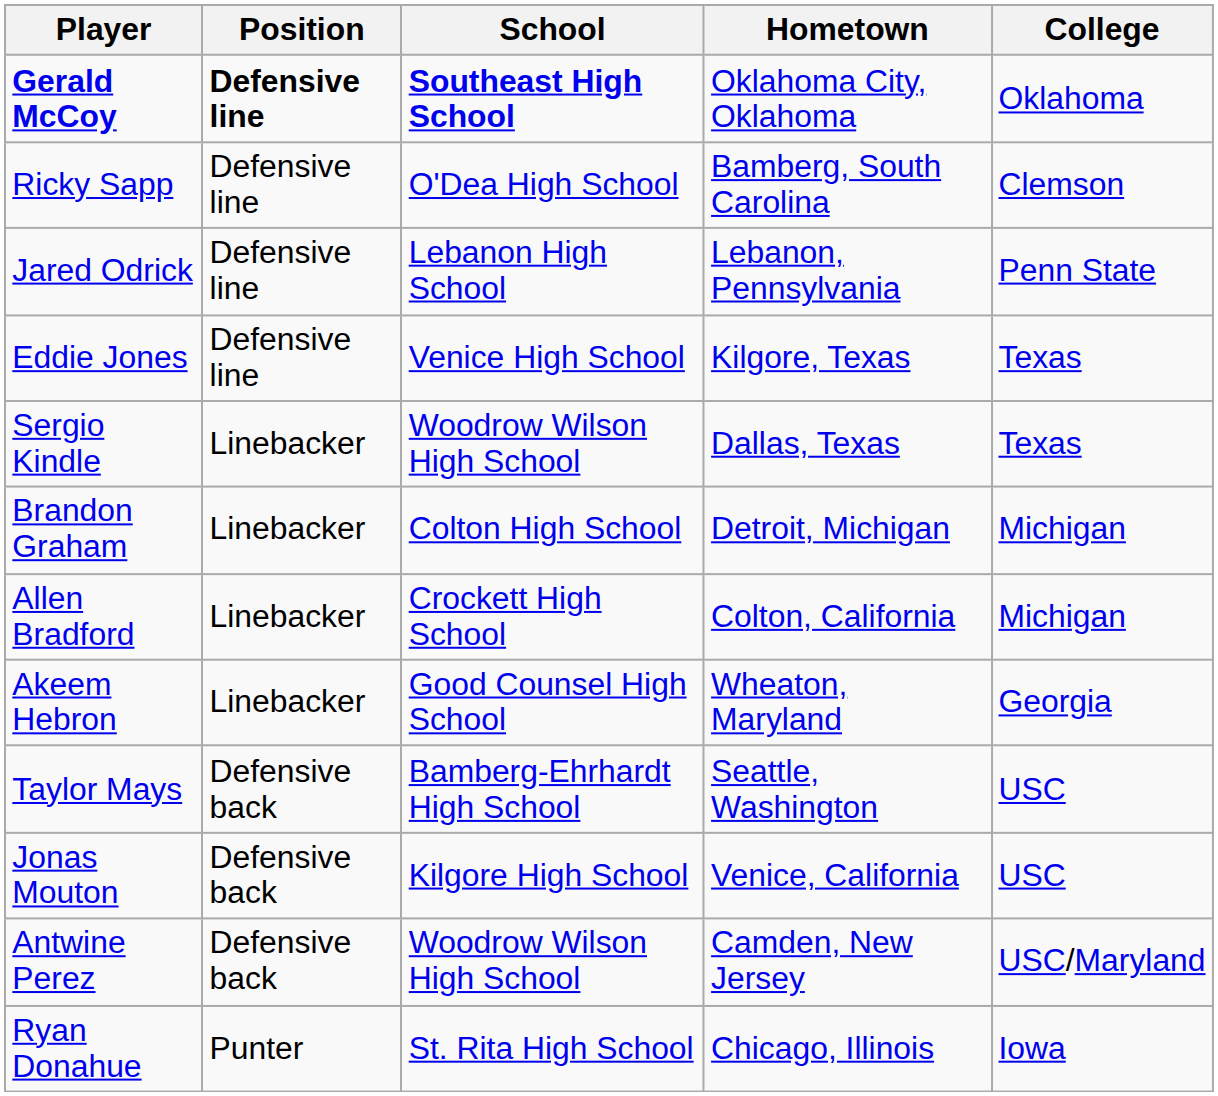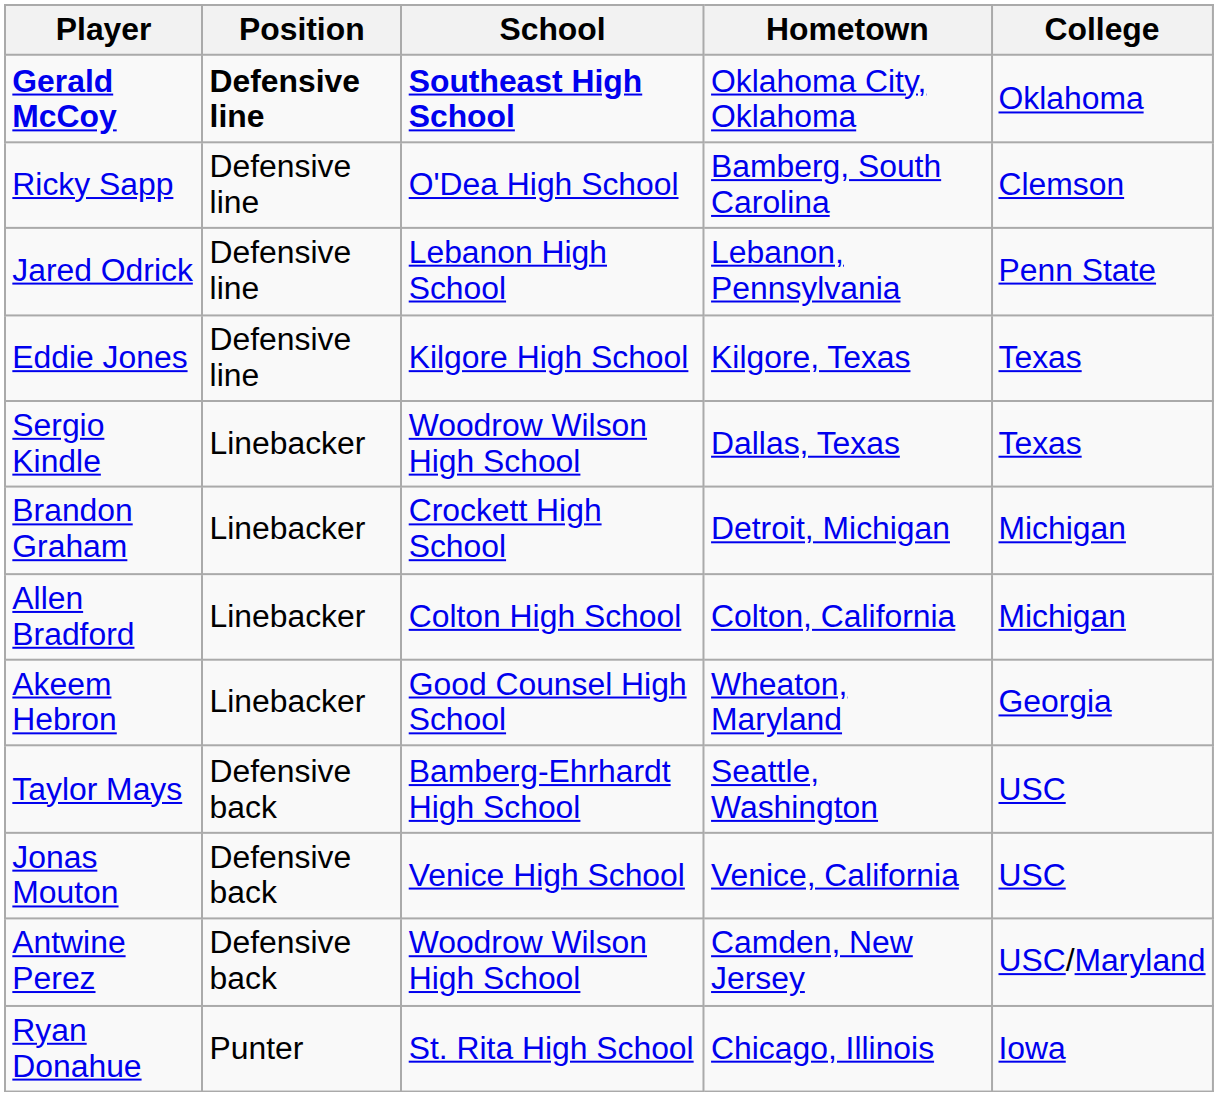(547, 357) Venice High School -> (549, 357) Kilgore High School
(545, 529) Colton High School -> (505, 529) Crockett High School
(505, 616) Crockett High School -> (545, 616) Colton High School
(549, 875) Kilgore High School -> (547, 875) Venice High School
